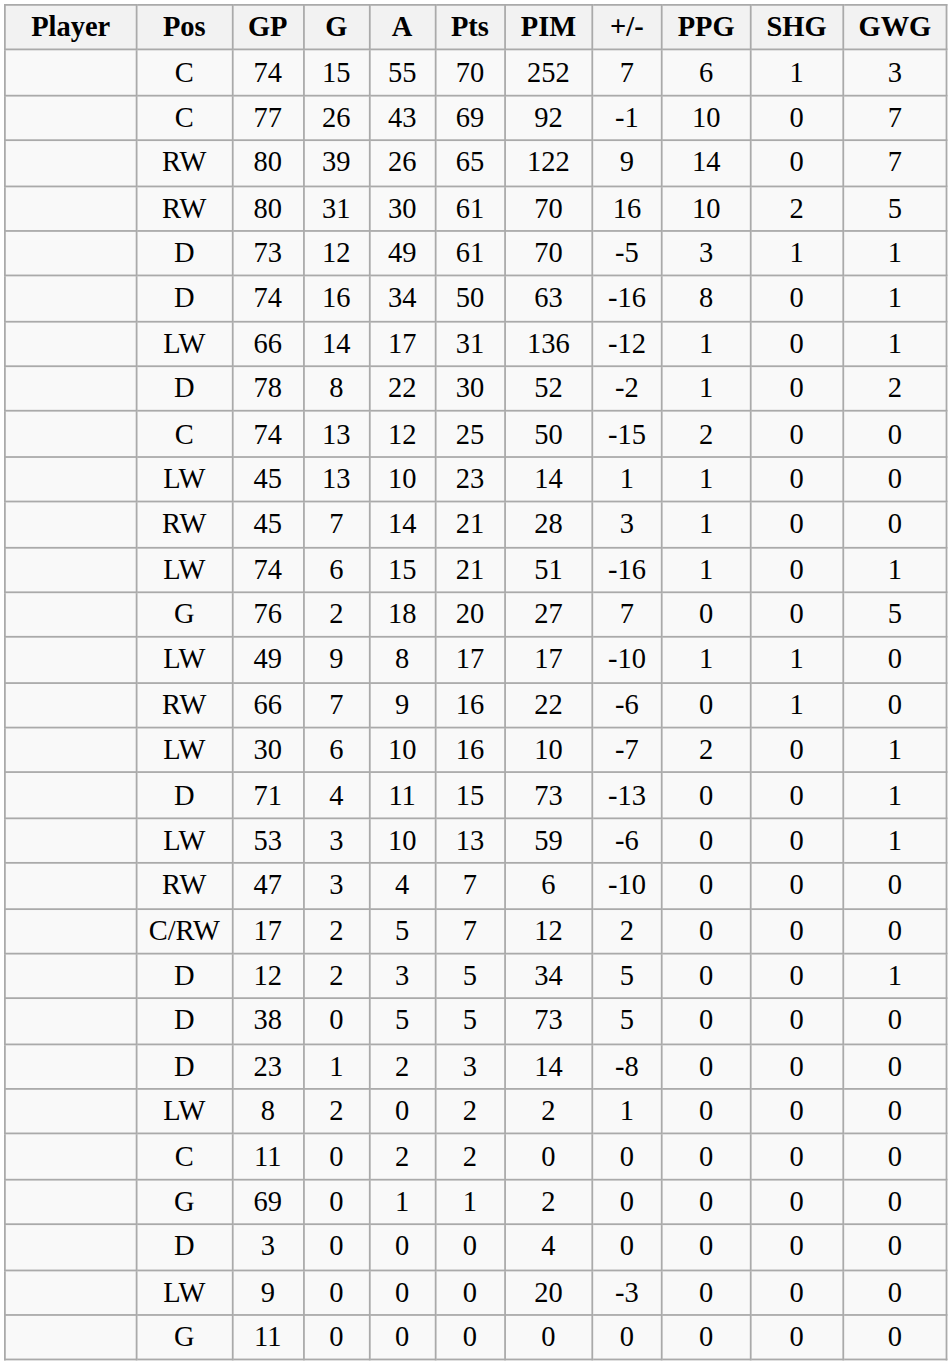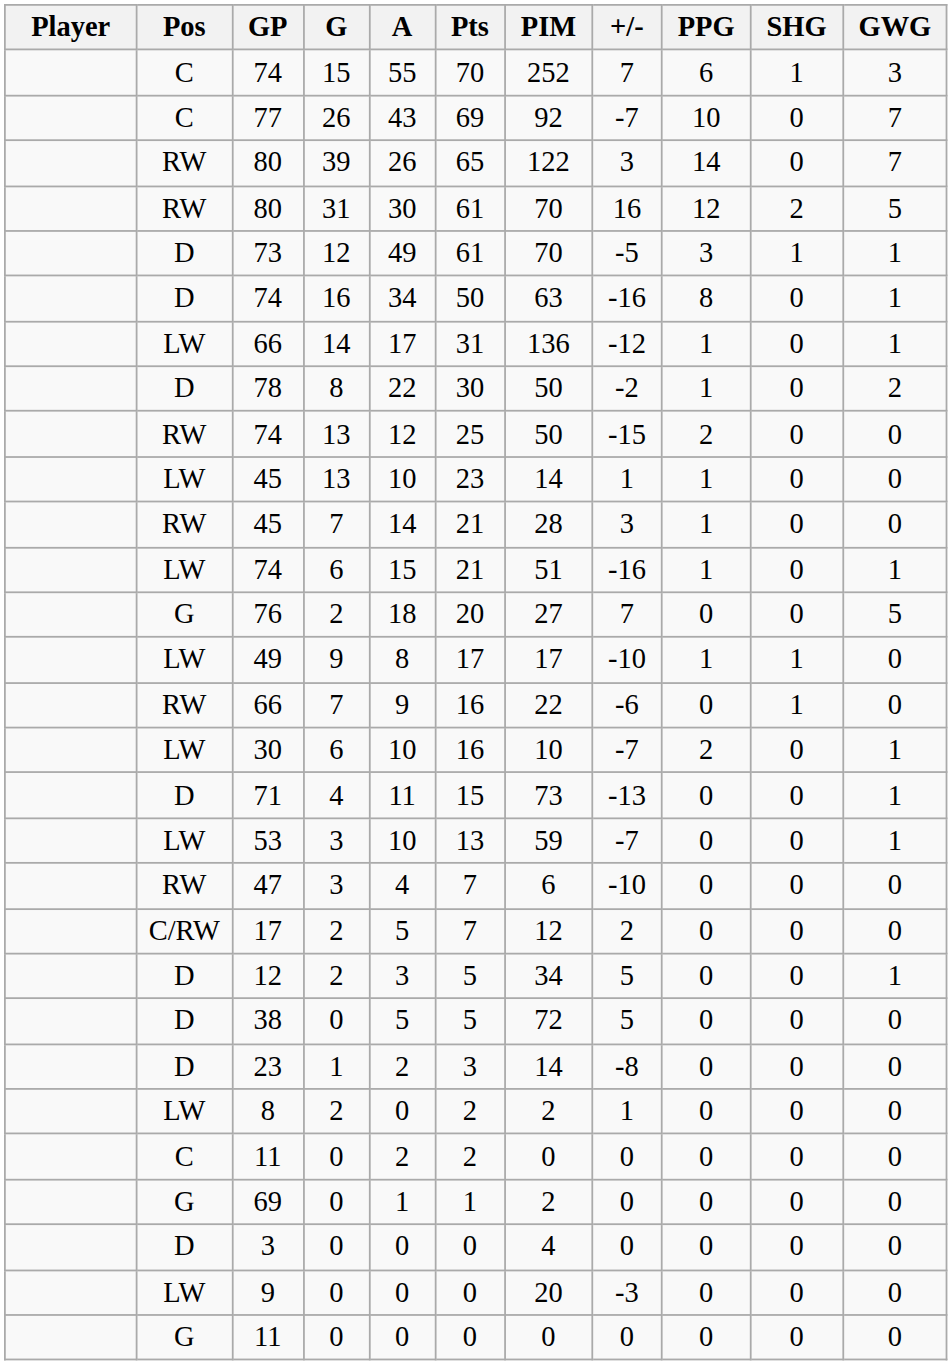(627, 117) -1 -> (627, 117) -7
(627, 162) 9 -> (627, 162) 3
(706, 207) 10 -> (706, 207) 12
(548, 388) 52 -> (548, 388) 50
(184, 433) C -> (184, 433) RW
(627, 840) -6 -> (627, 840) -7
(548, 1020) 73 -> (548, 1020) 72
